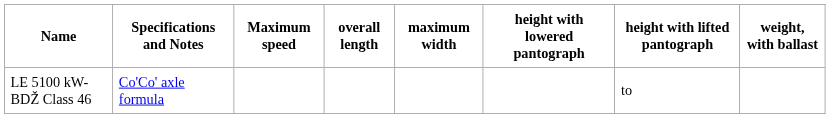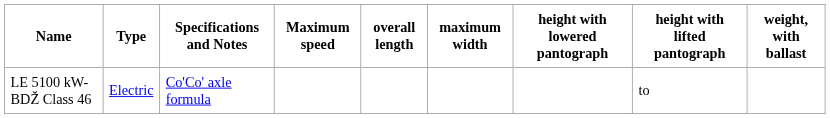+ column: (131, 35)
